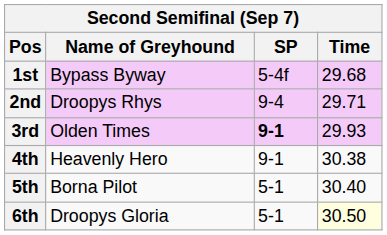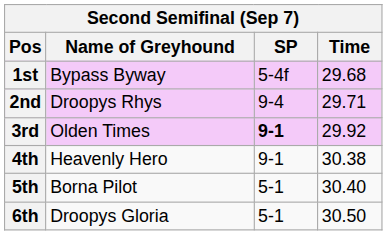(344, 131) 29.93 -> (344, 131) 29.92
(344, 215) lightyellow background -> (344, 215) no background
